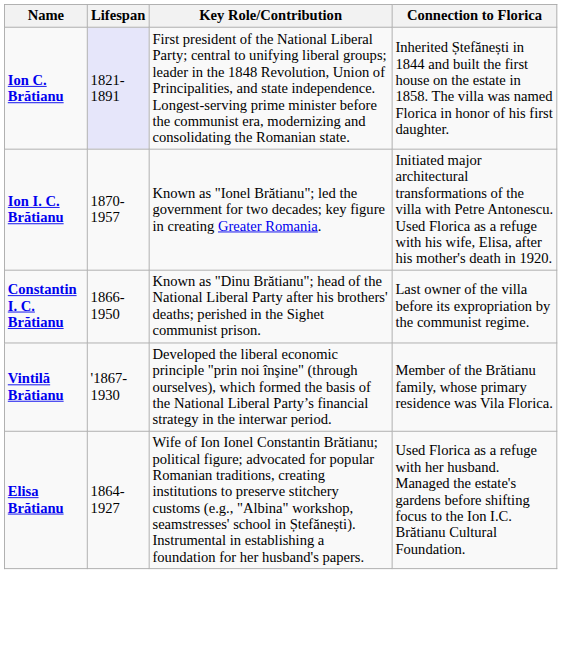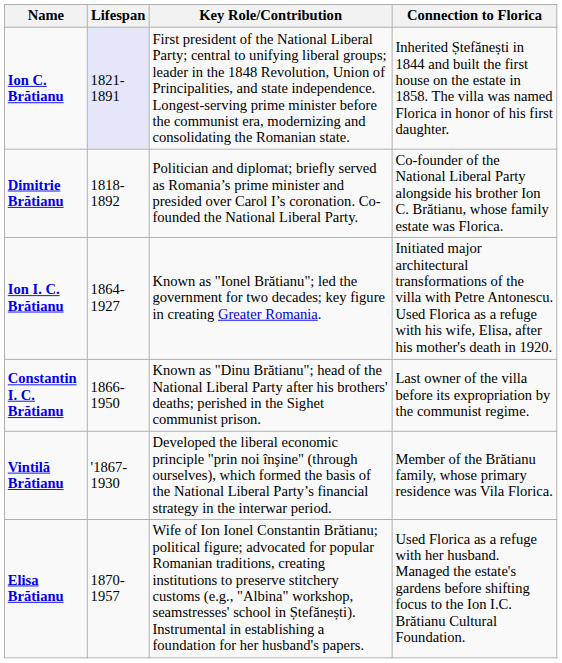+ row: (36, 193)
(108, 209) 1870-1957 -> (108, 298) 1864-1927
(108, 500) 1864-1927 -> (108, 588) 1870-1957
